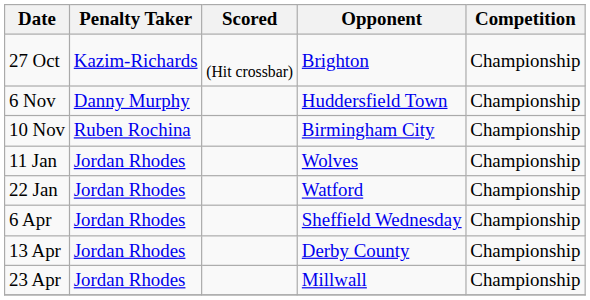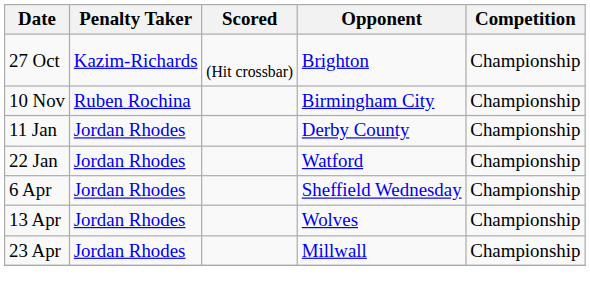- row: (32, 100)
(330, 160) Wolves -> (356, 130) Derby County
(356, 250) Derby County -> (330, 220) Wolves
